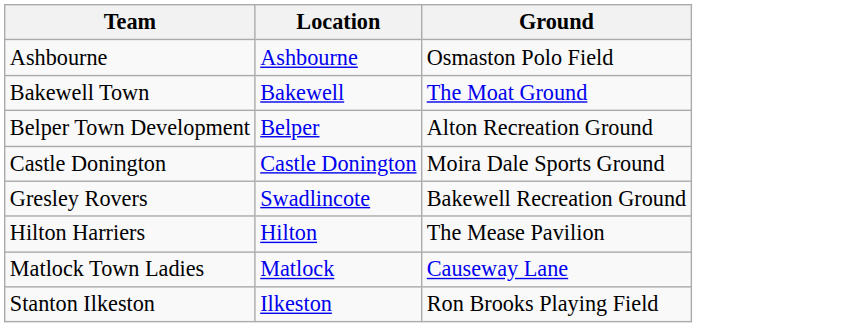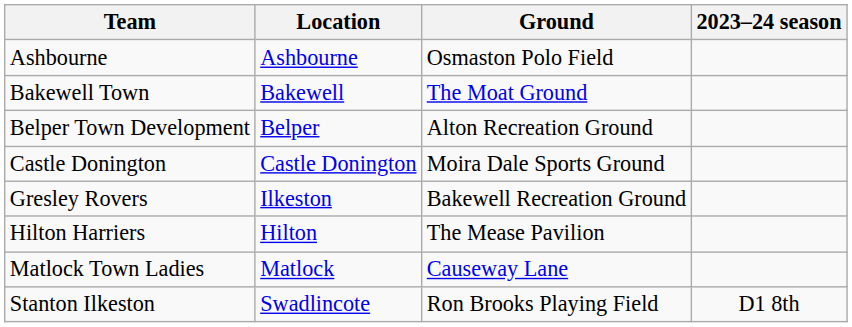+ column: (769, 22)
(315, 198) Swadlincote -> (296, 198) Ilkeston
(296, 304) Ilkeston -> (315, 304) Swadlincote
